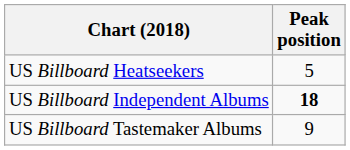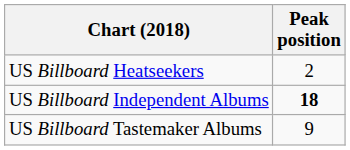(309, 70) 5 -> (309, 70) 2
